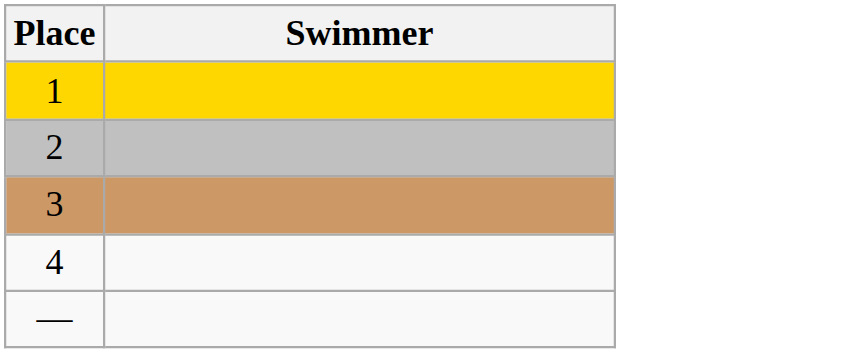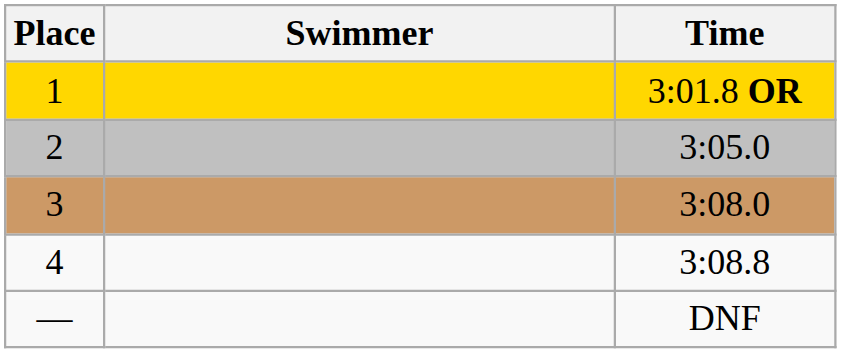+ column: (725, 33)
